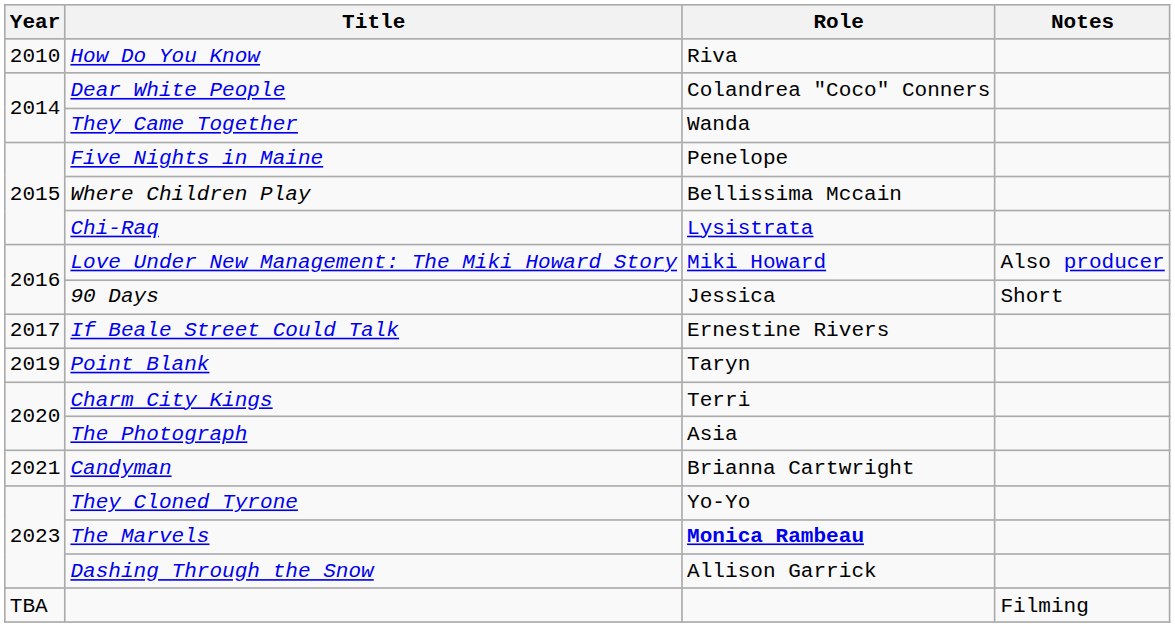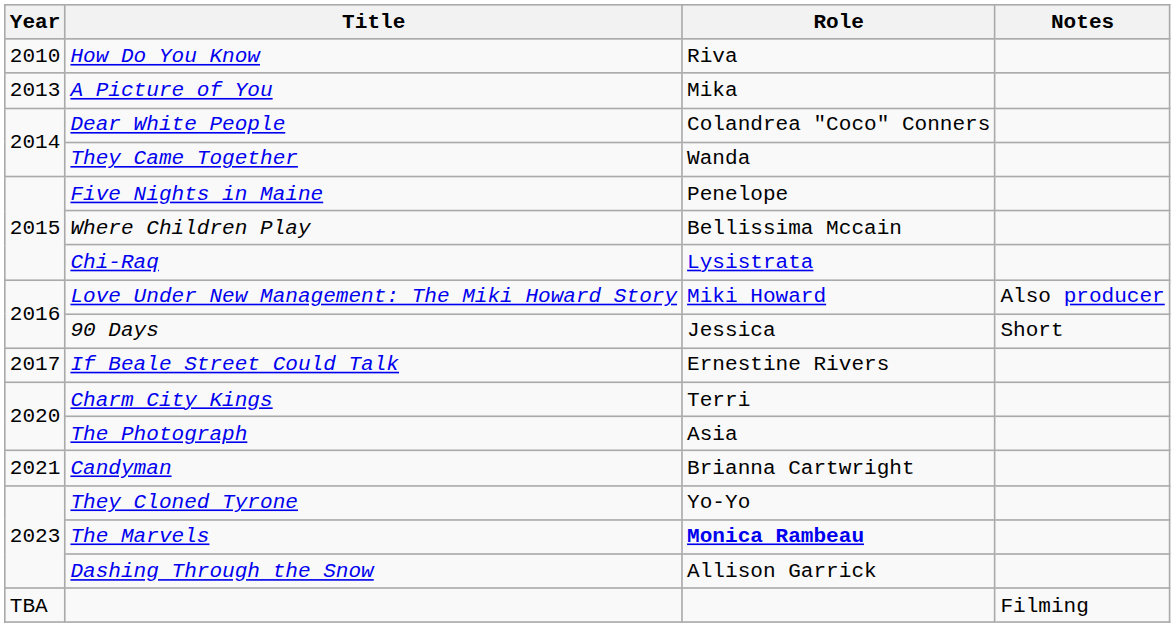+ row: (172, 91)
- row: (140, 365)
